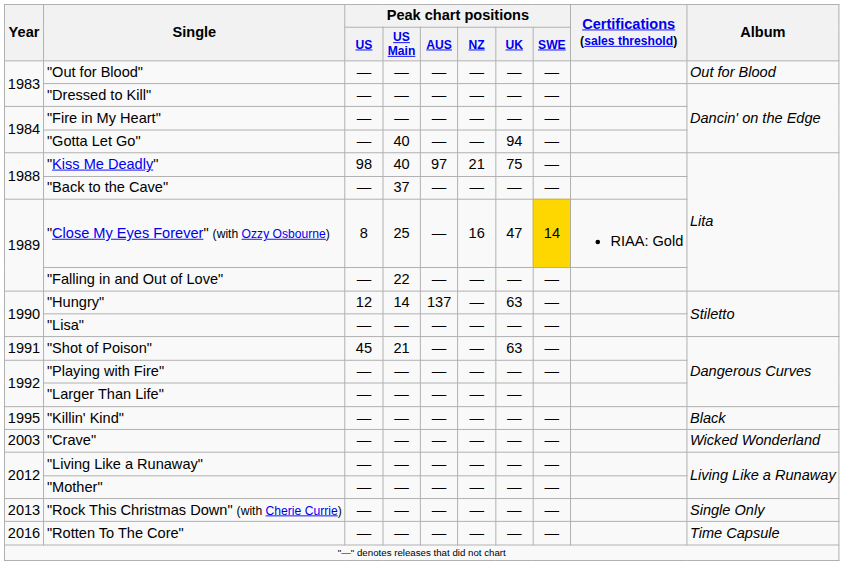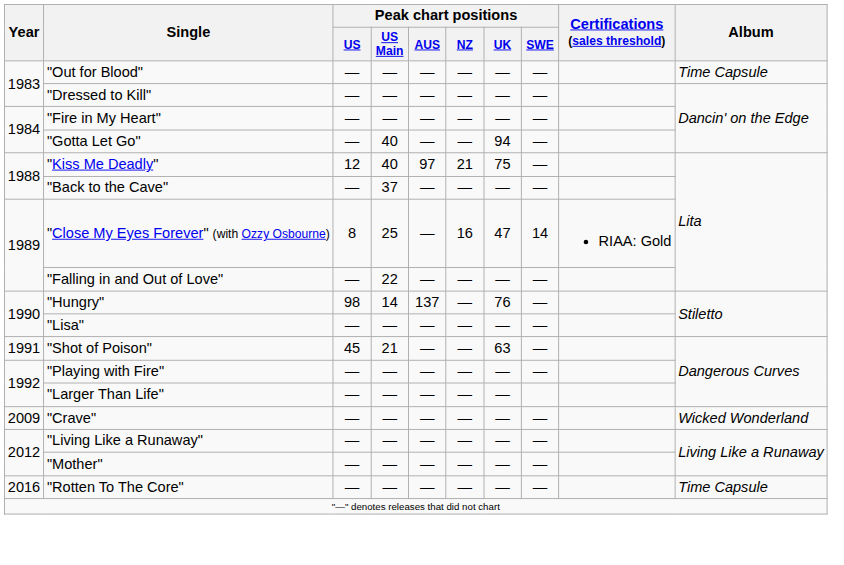(733, 72) Out for Blood -> (723, 72) Time Capsule
(364, 164) 98 -> (352, 164) 12
(552, 233) gold background -> (540, 233) no background
(364, 302) 12 -> (352, 302) 98
(514, 302) 63 -> (502, 302) 76
- row: (85, 417)
(24, 440) 2003 -> (24, 417) 2009
- row: (194, 510)
